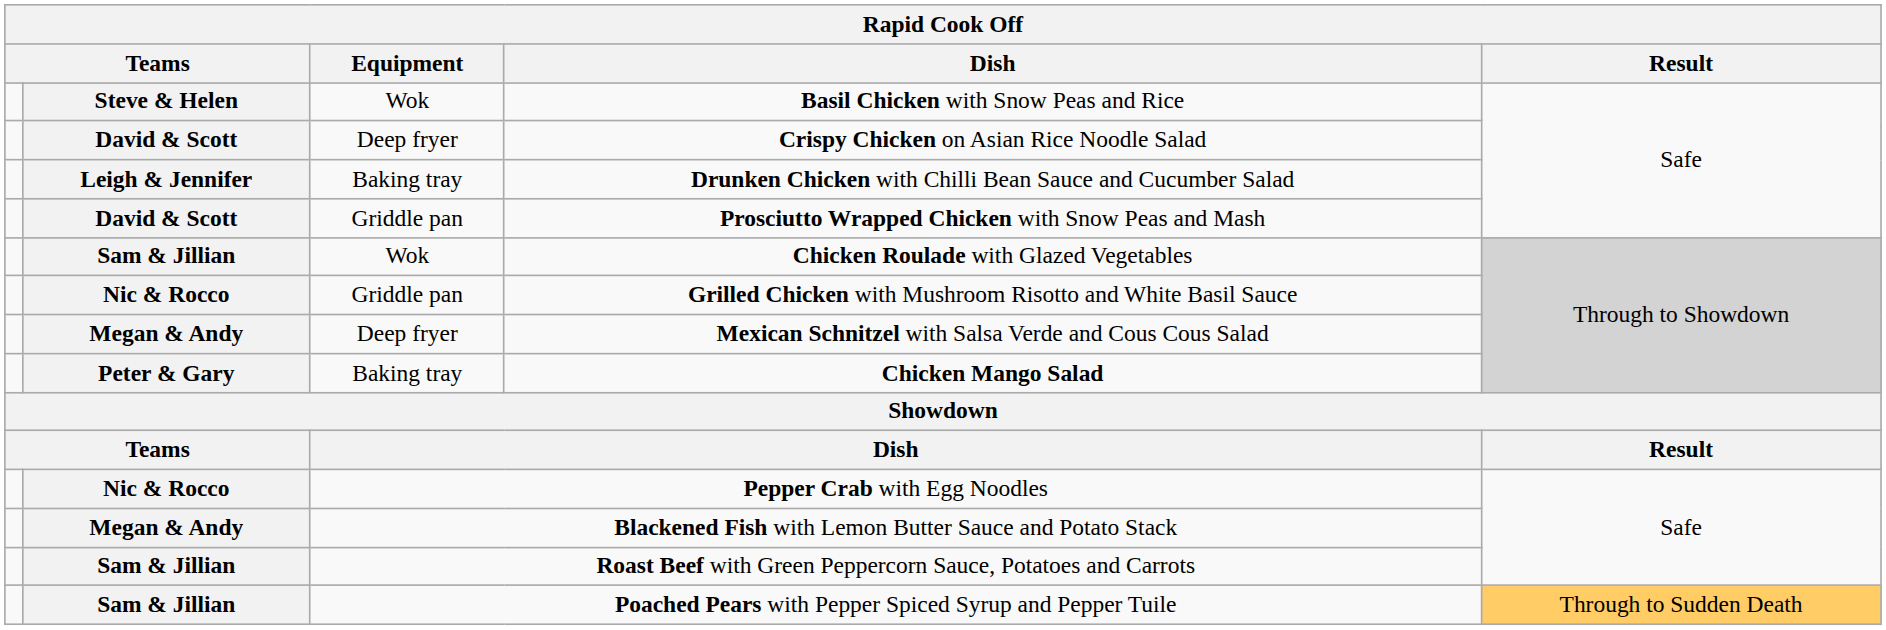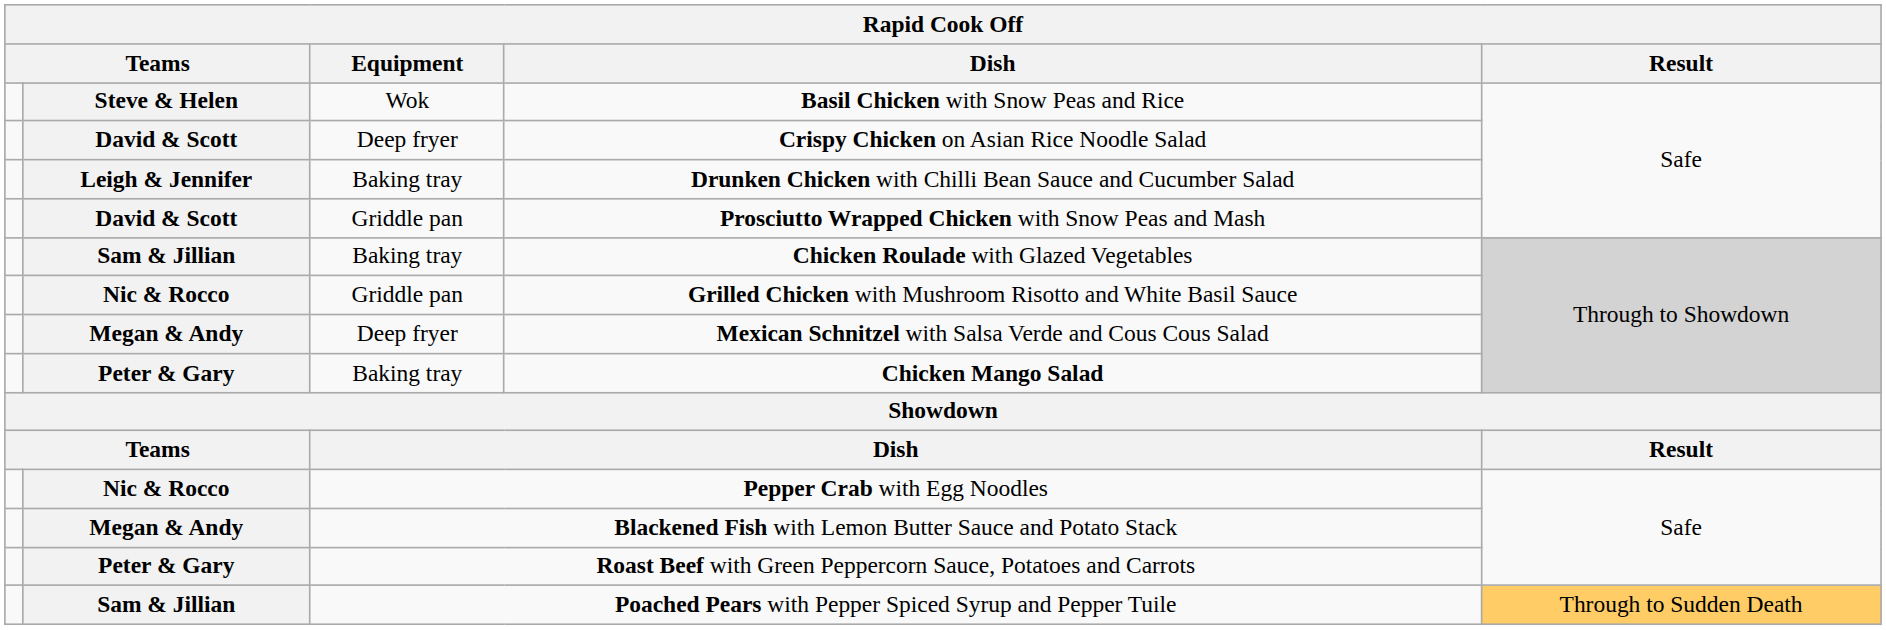(407, 256) Wok -> (407, 256) Baking tray
(166, 565) Sam & Jillian -> (166, 565) Peter & Gary
